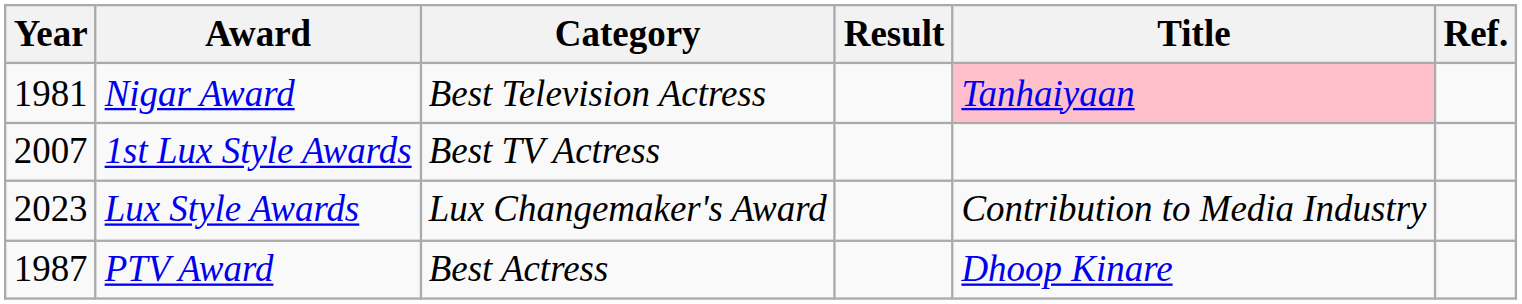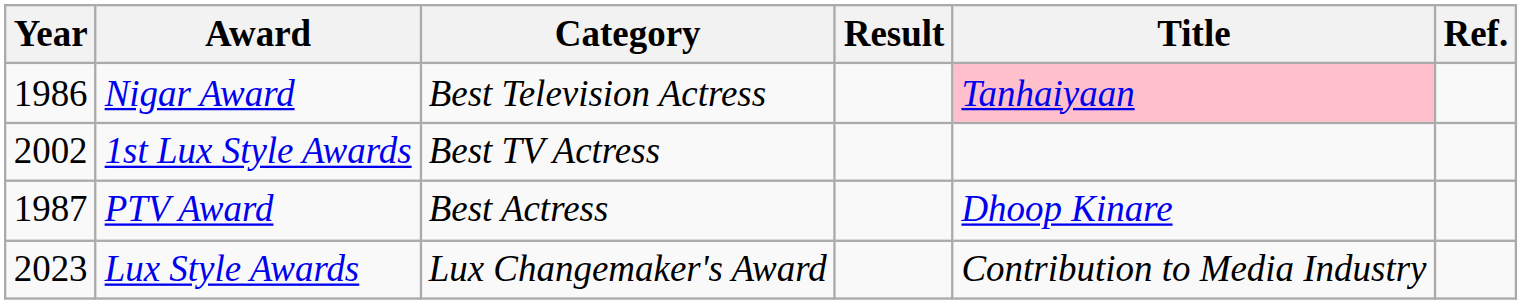(51, 92) 1981 -> (51, 92) 1986
(51, 151) 2007 -> (51, 151) 2002
rows swapped: (189, 268) <-> (232, 209)
